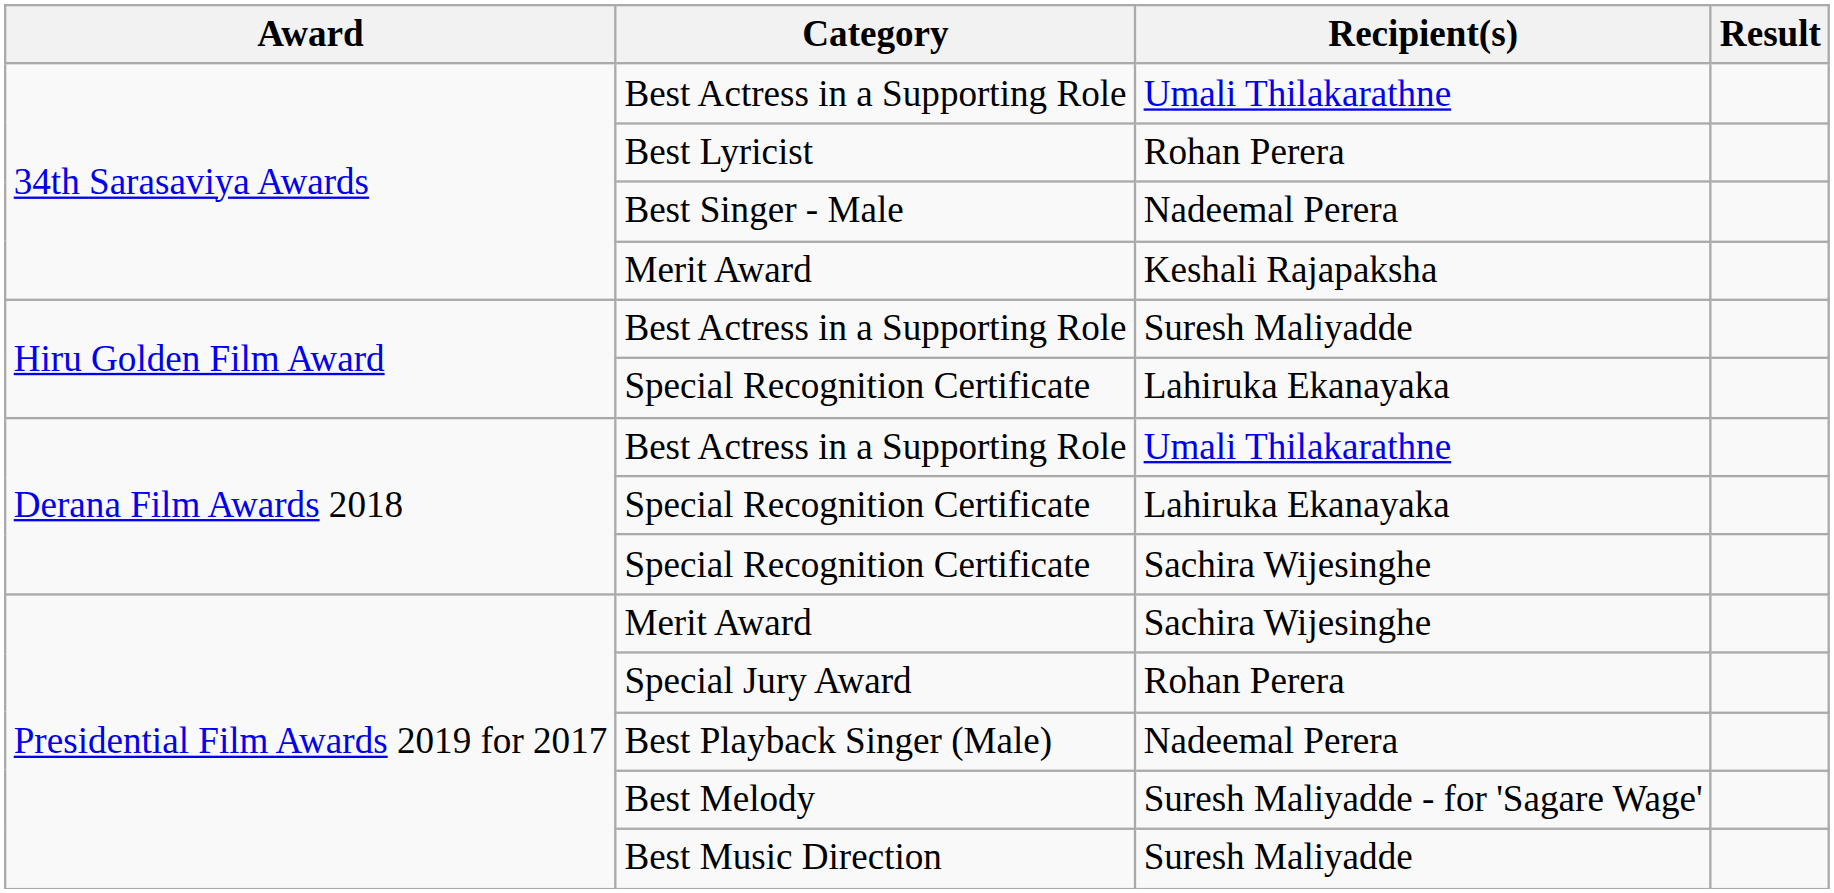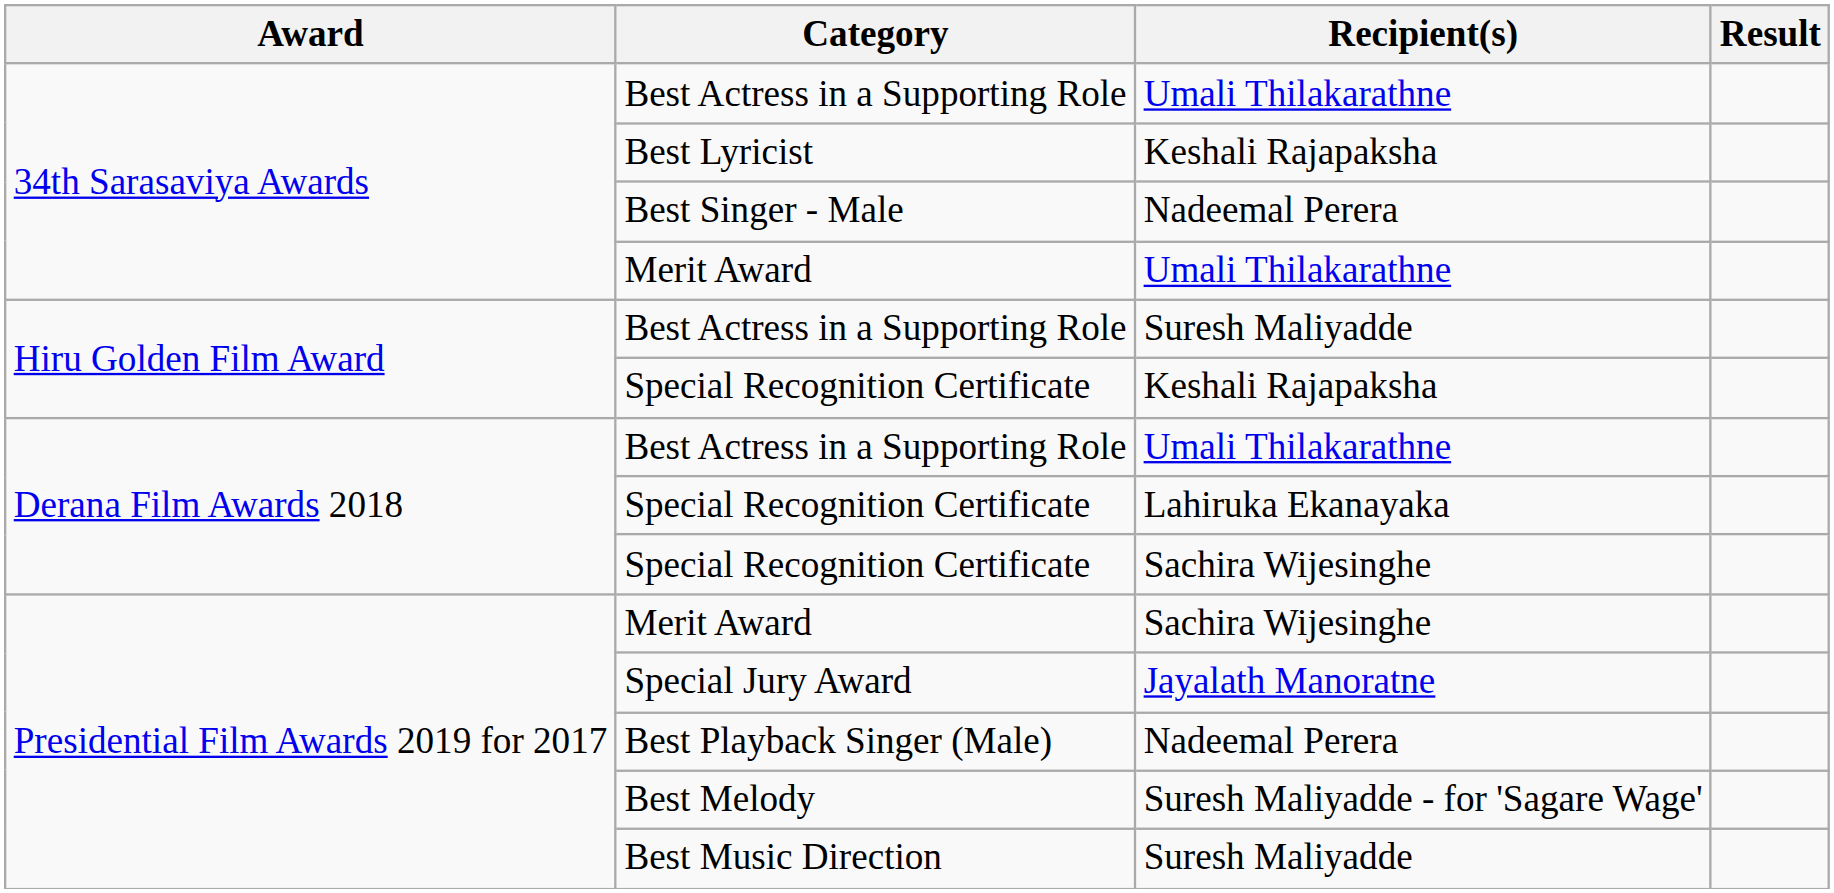(1244, 151) Rohan Perera -> (1291, 151) Keshali Rajapaksha
(1291, 269) Keshali Rajapaksha -> (1297, 269) Umali Thilakarathne
(1297, 387) Lahiruka Ekanayaka -> (1291, 387) Keshali Rajapaksha
(1244, 681) Rohan Perera -> (1289, 681) Jayalath Manoratne
